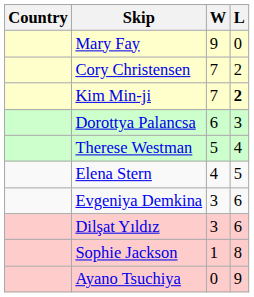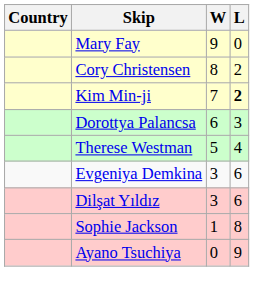(214, 69) 7 -> (214, 69) 8
- row: (114, 174)
